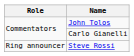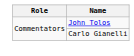- row: (92, 46)
